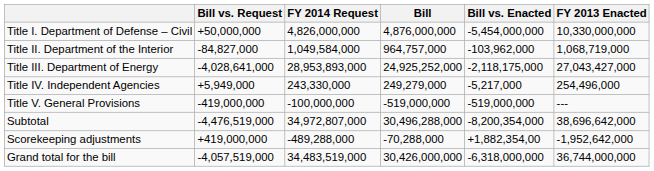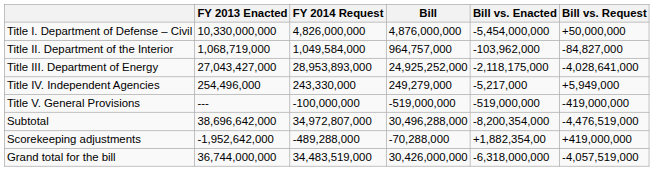columns swapped: (602, 13) <-> (240, 13)
